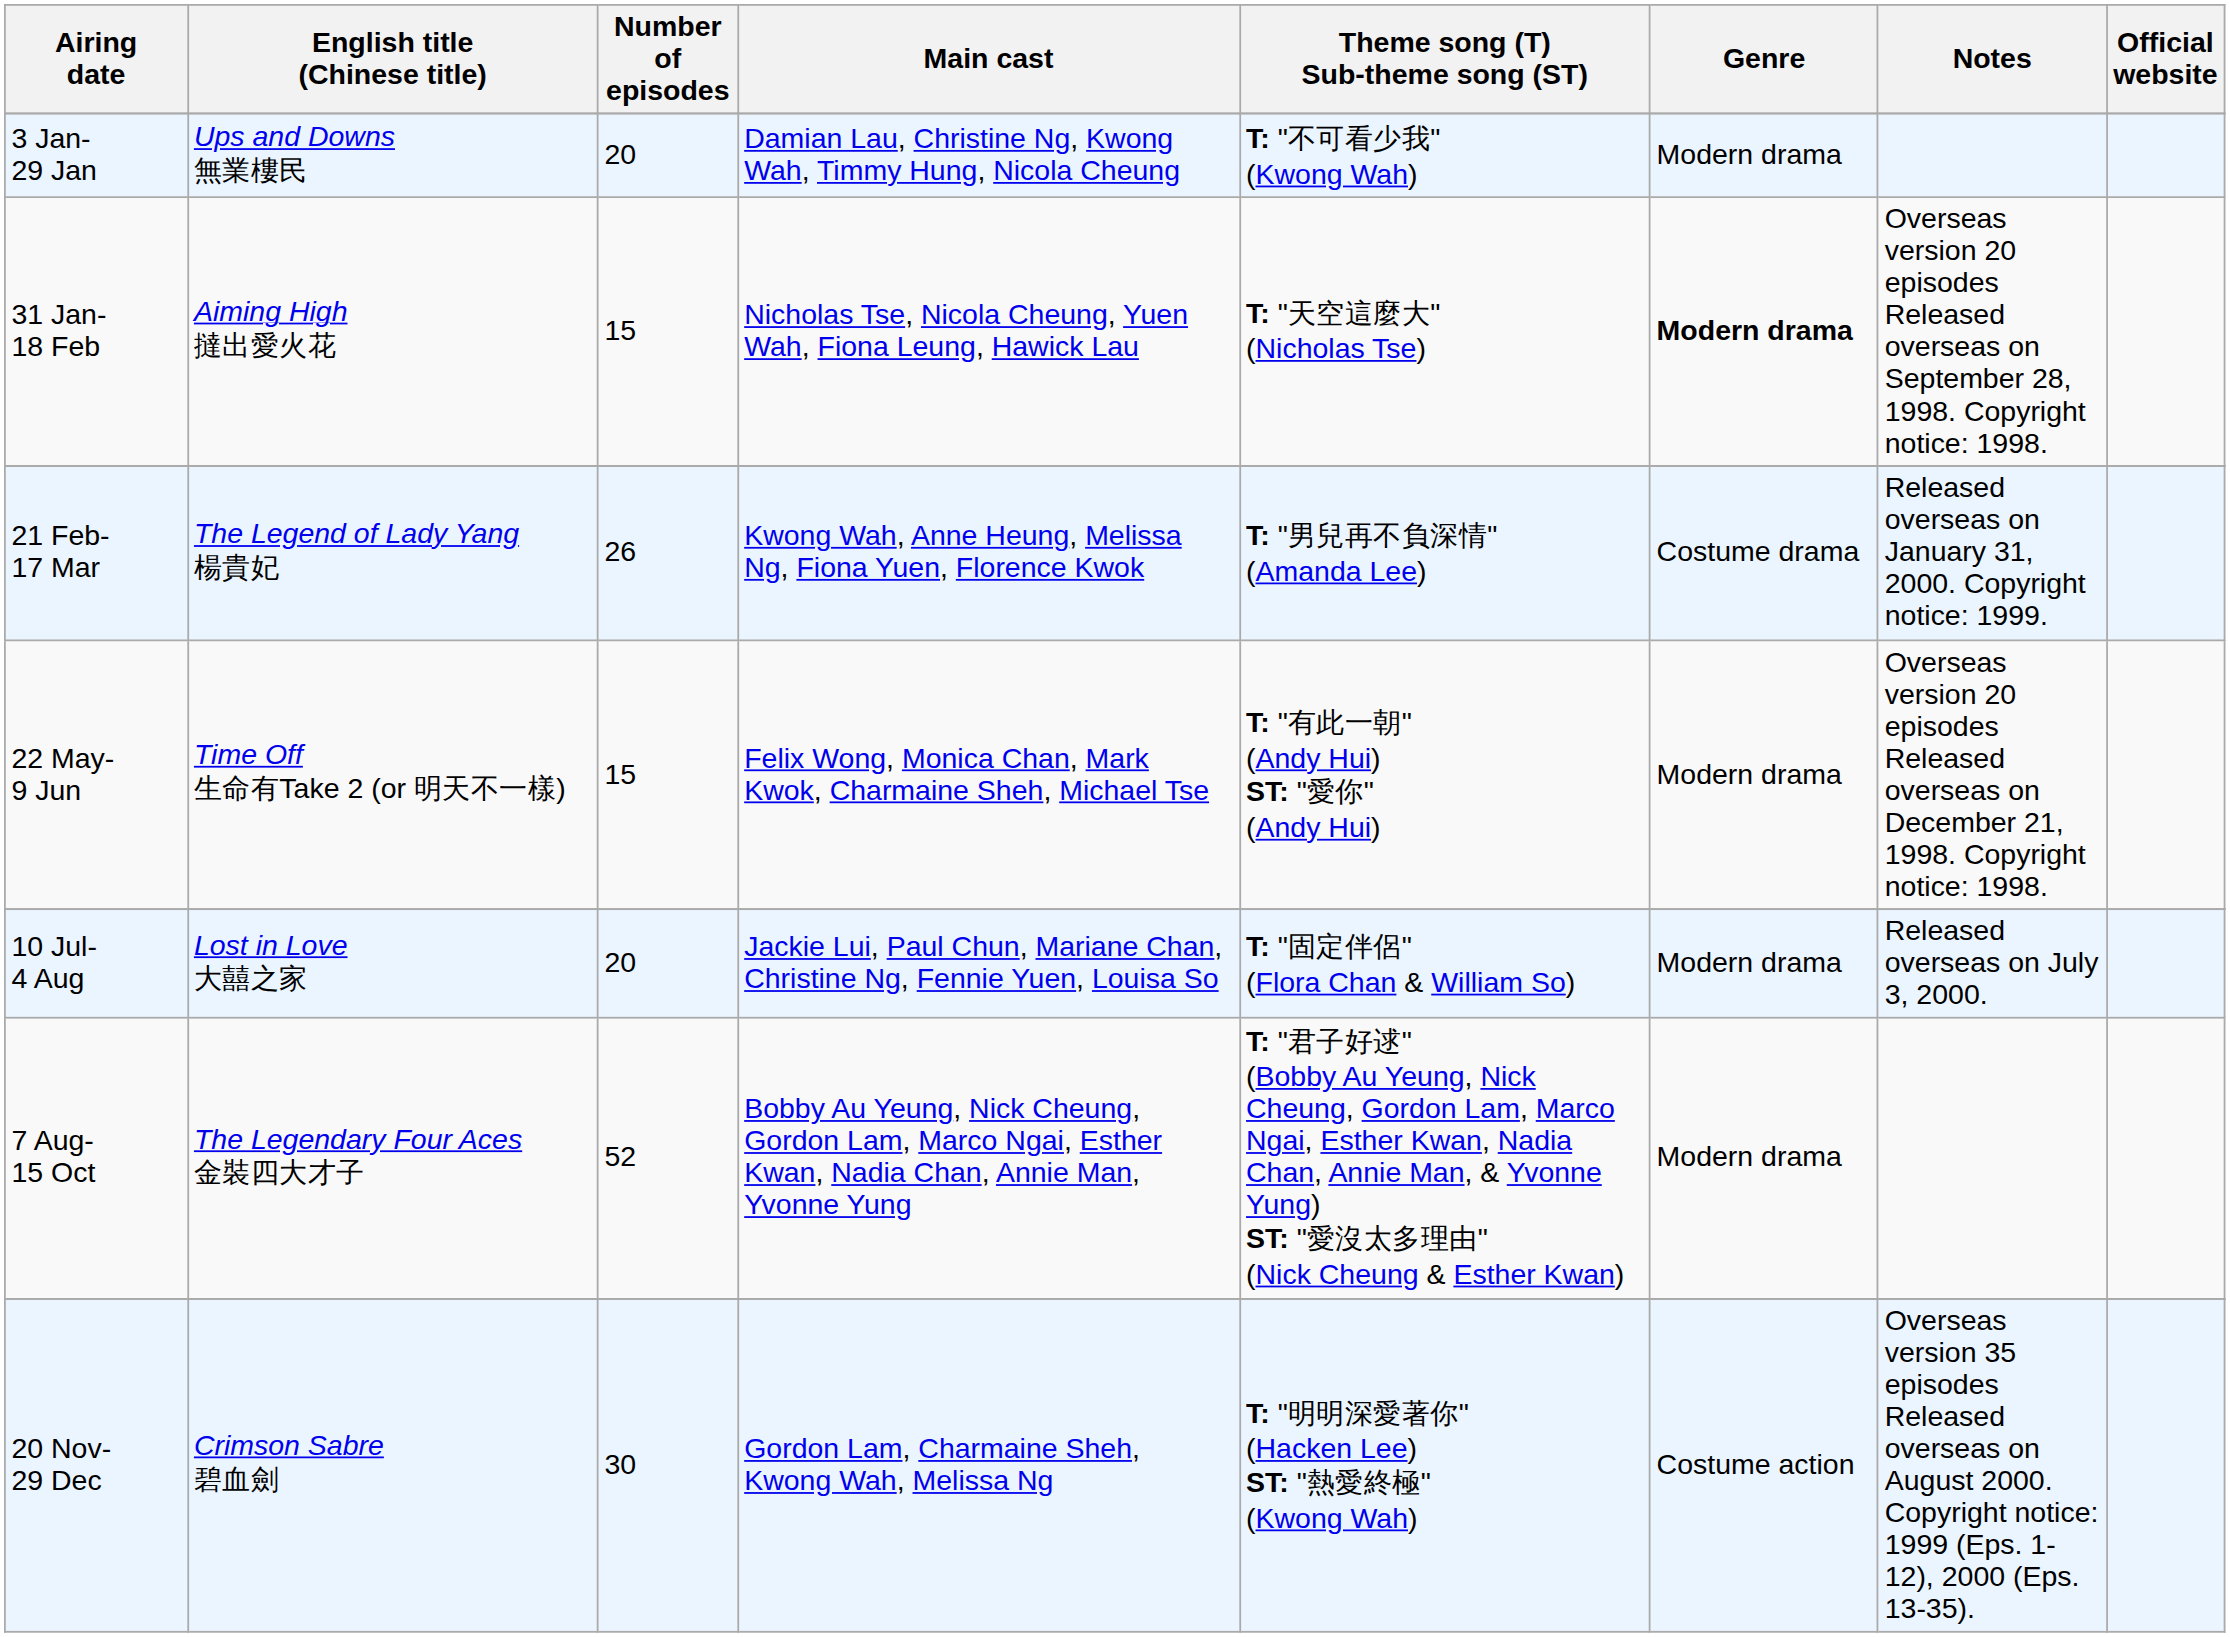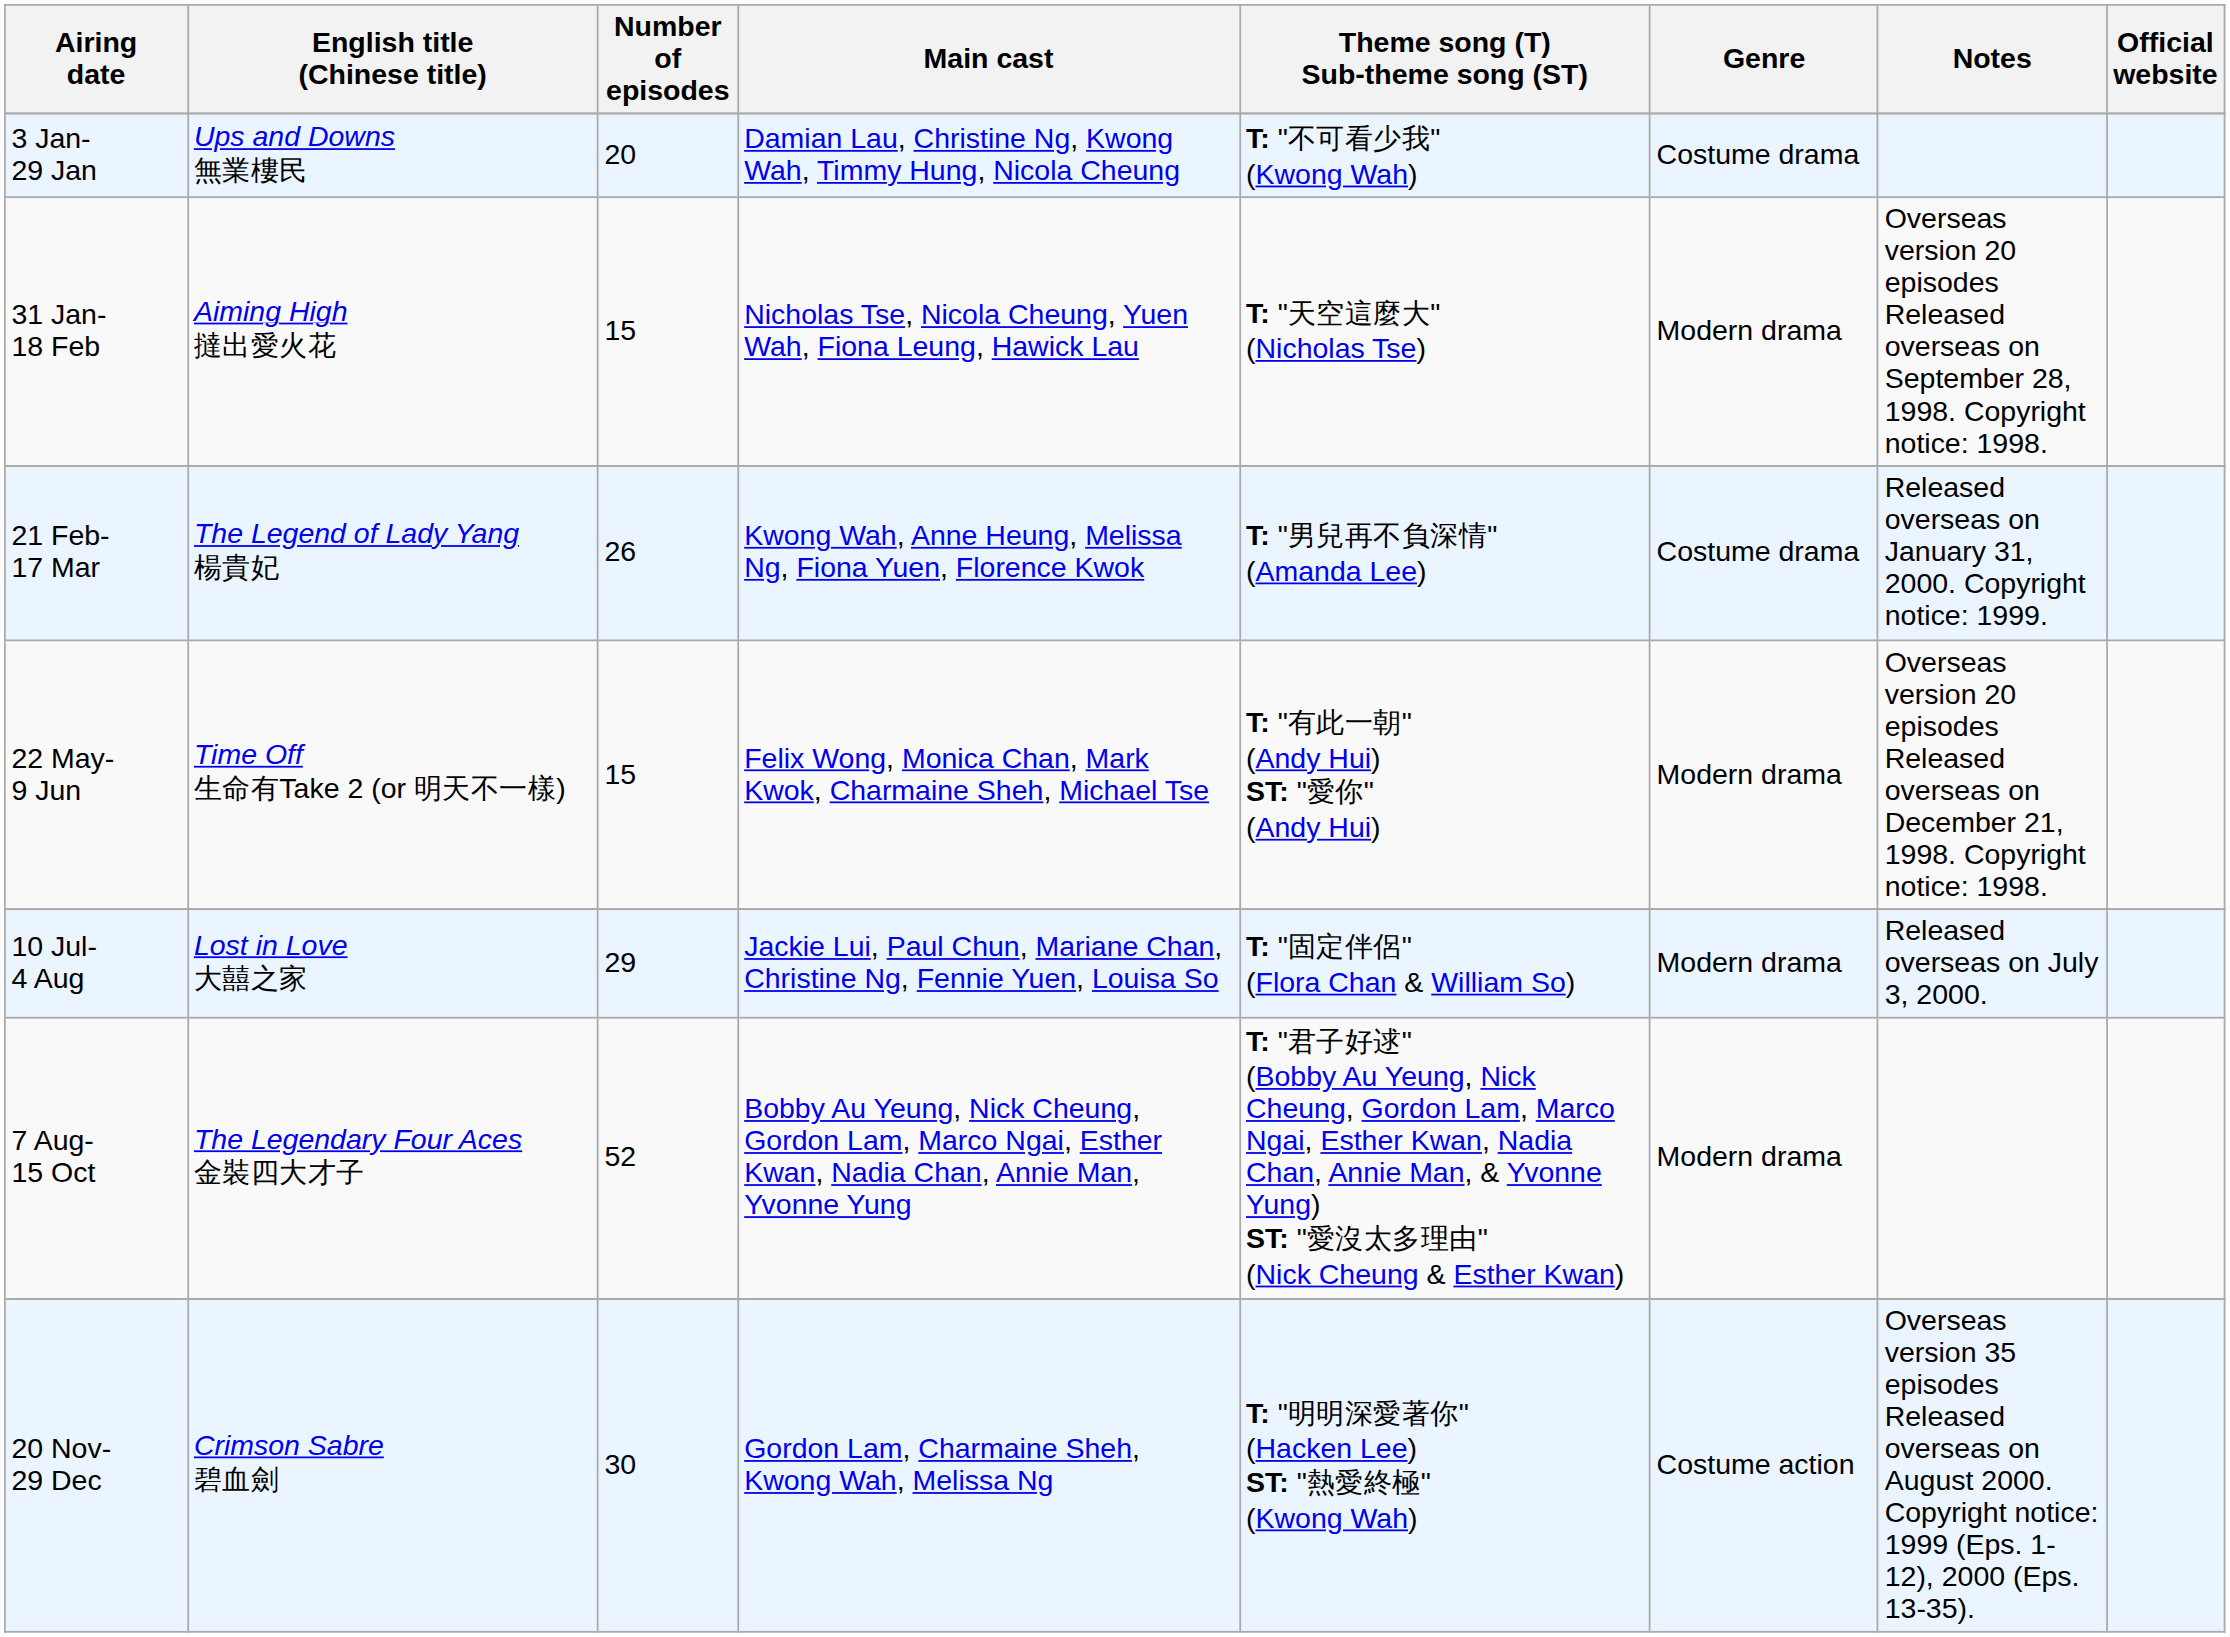(1749, 155) Modern drama -> (1758, 155) Costume drama
(1755, 331) bold -> (1749, 331) normal
(620, 963) 20 -> (620, 963) 29
